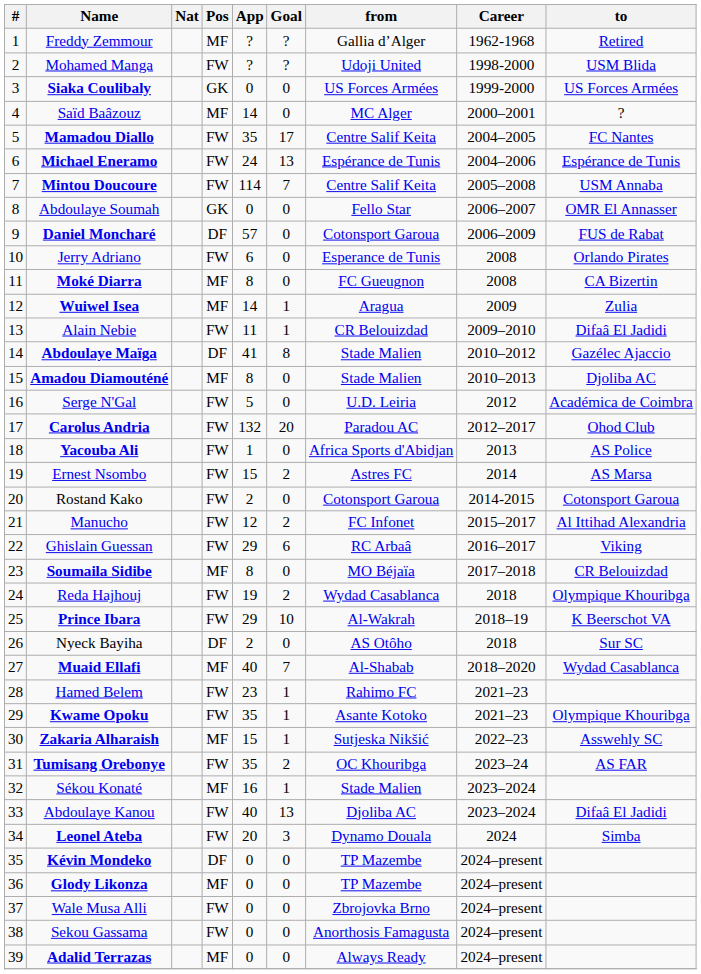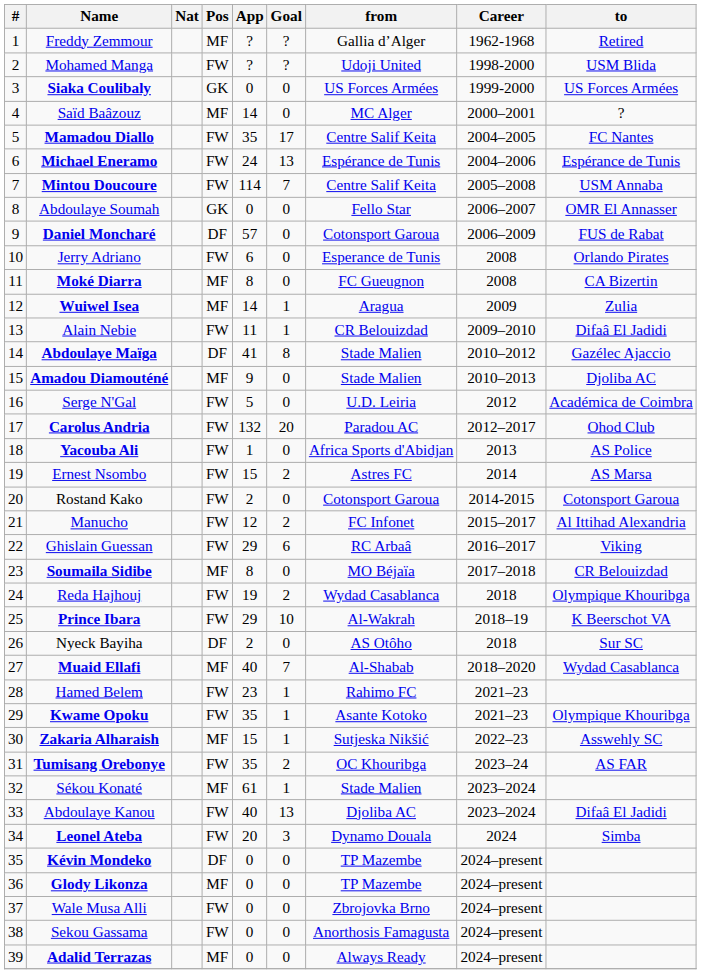(250, 378) 8 -> (250, 378) 9
(250, 787) 16 -> (250, 787) 61
